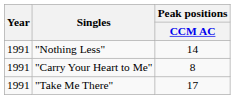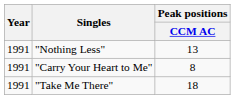(193, 49) 14 -> (193, 49) 13
(193, 85) 17 -> (193, 85) 18
